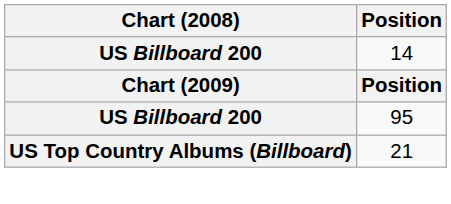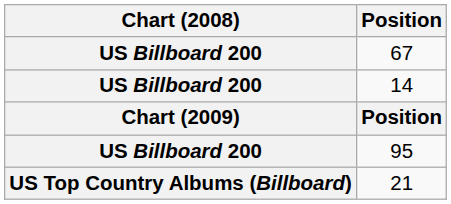+ row: (402, 53)
